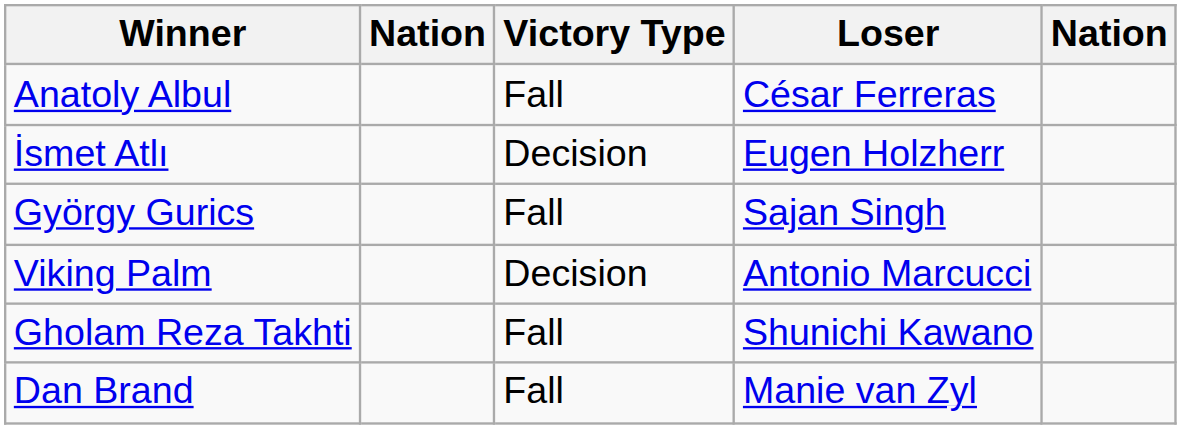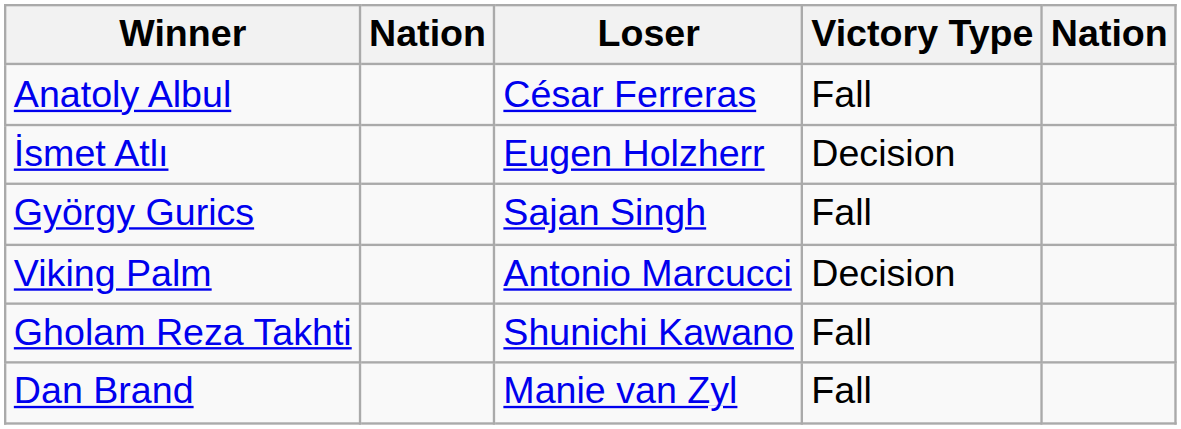columns swapped: (614, 34) <-> (888, 34)
